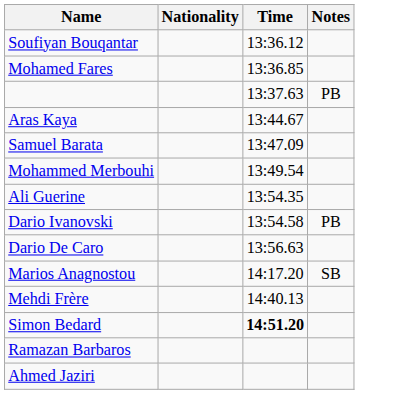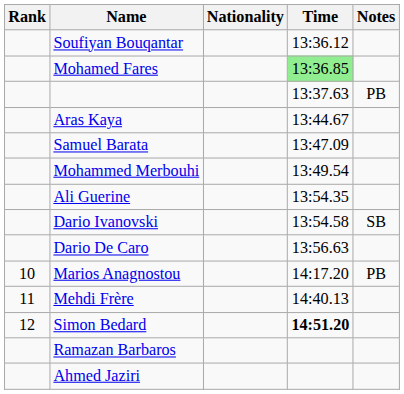+ column: (27, 17)
(275, 68) no background -> (320, 68) lightgreen background
(331, 222) PB -> (376, 222) SB
(331, 273) SB -> (376, 273) PB
